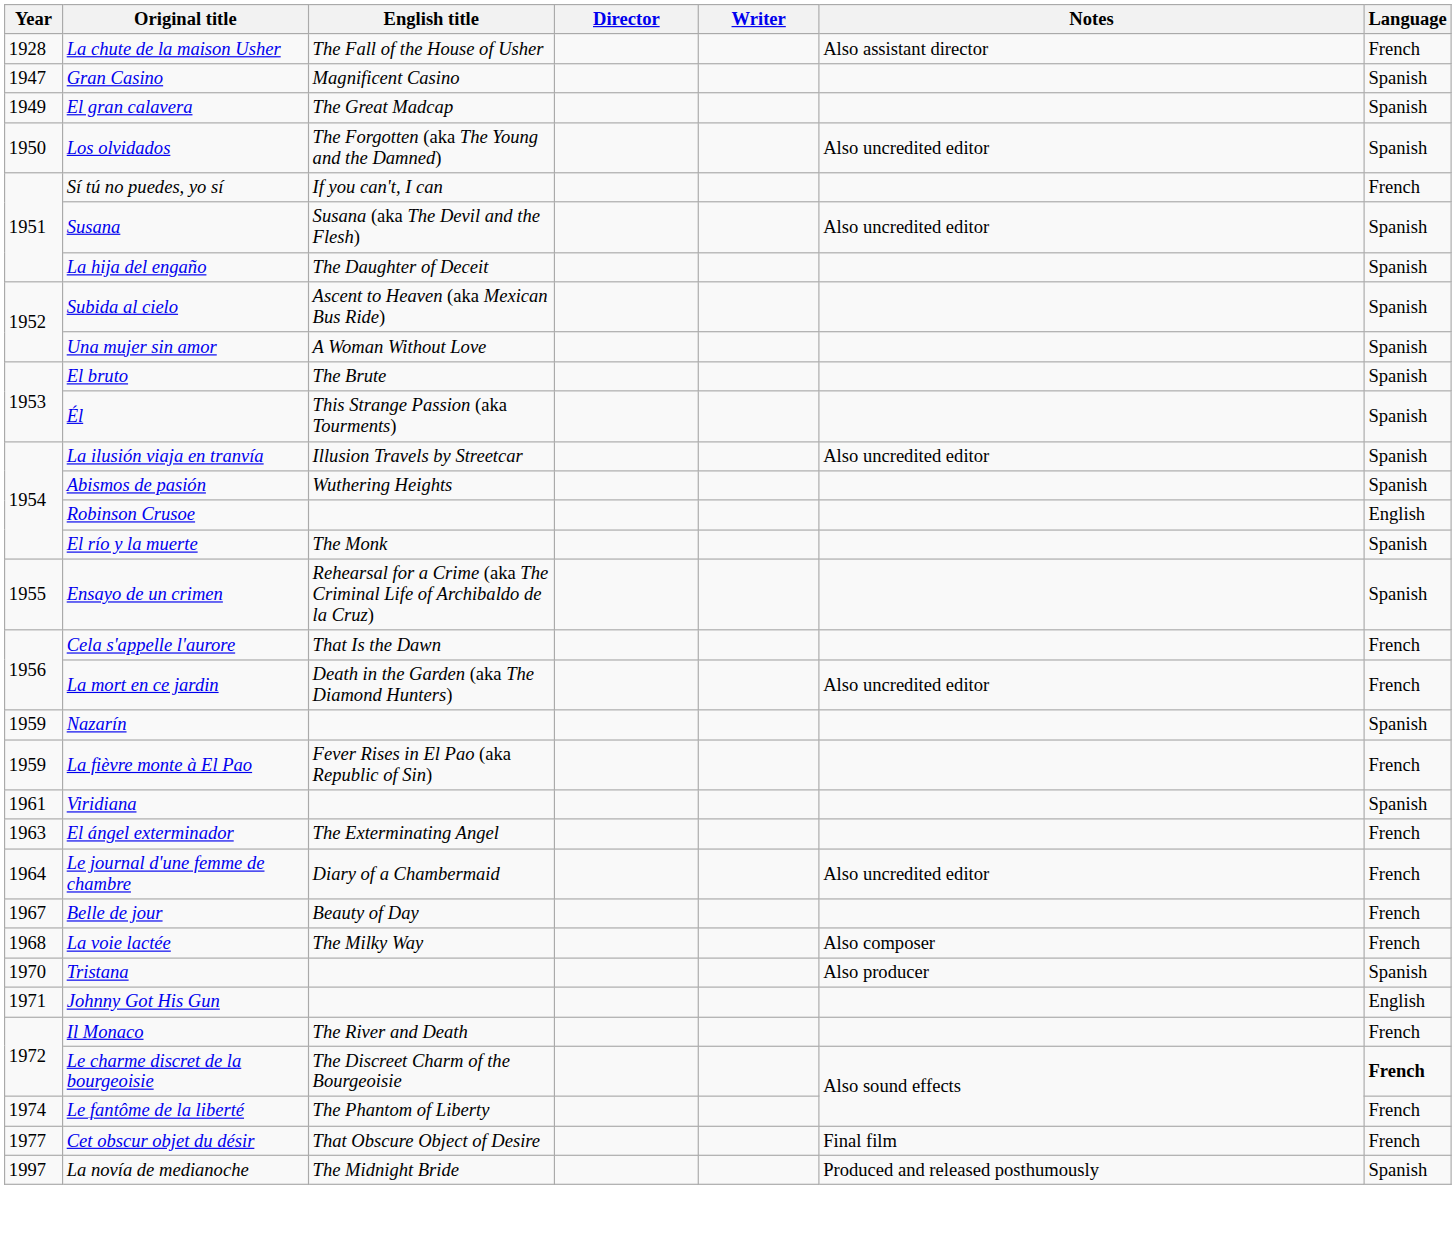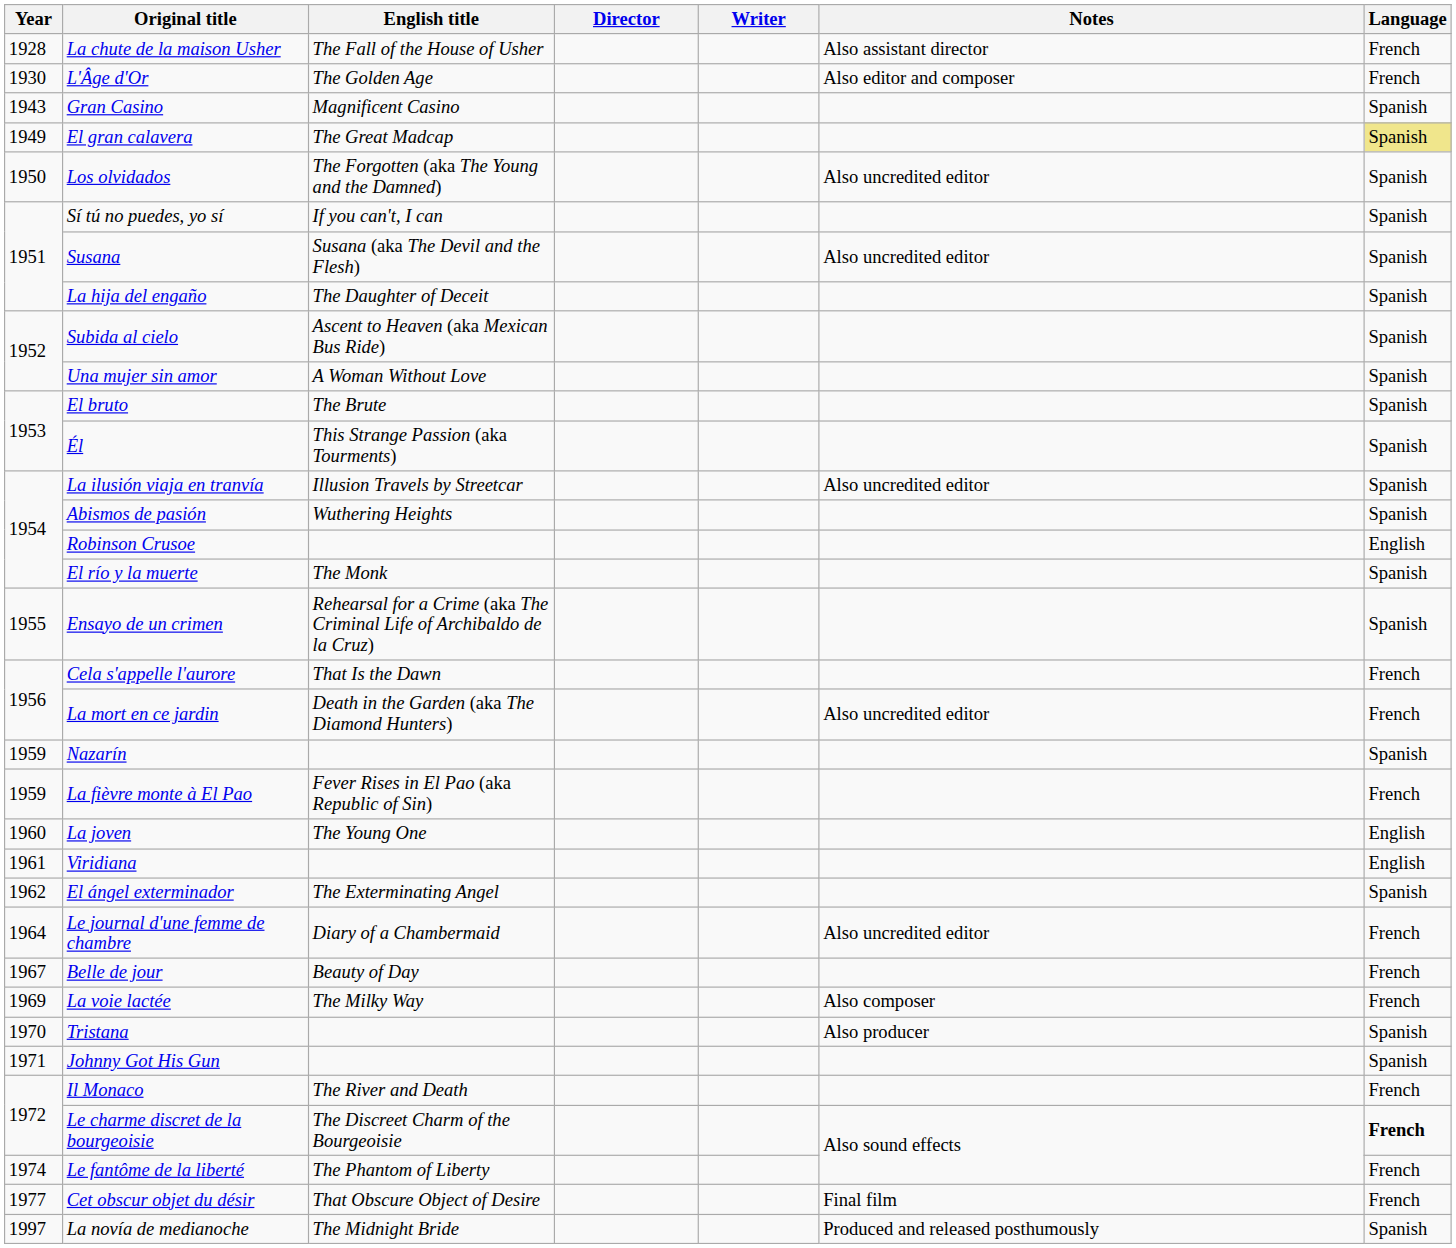+ row: (108, 78)
(27, 78) 1947 -> (27, 107) 1943
(1398, 107) no background -> (1398, 136) khaki background
(1394, 187) French -> (1398, 216) Spanish
+ row: (99, 833)
(1398, 804) Spanish -> (1397, 863) English
(27, 833) 1963 -> (27, 892) 1962
(1394, 833) French -> (1398, 892) Spanish
(27, 943) 1968 -> (27, 1001) 1969
(1397, 1001) English -> (1398, 1060) Spanish
